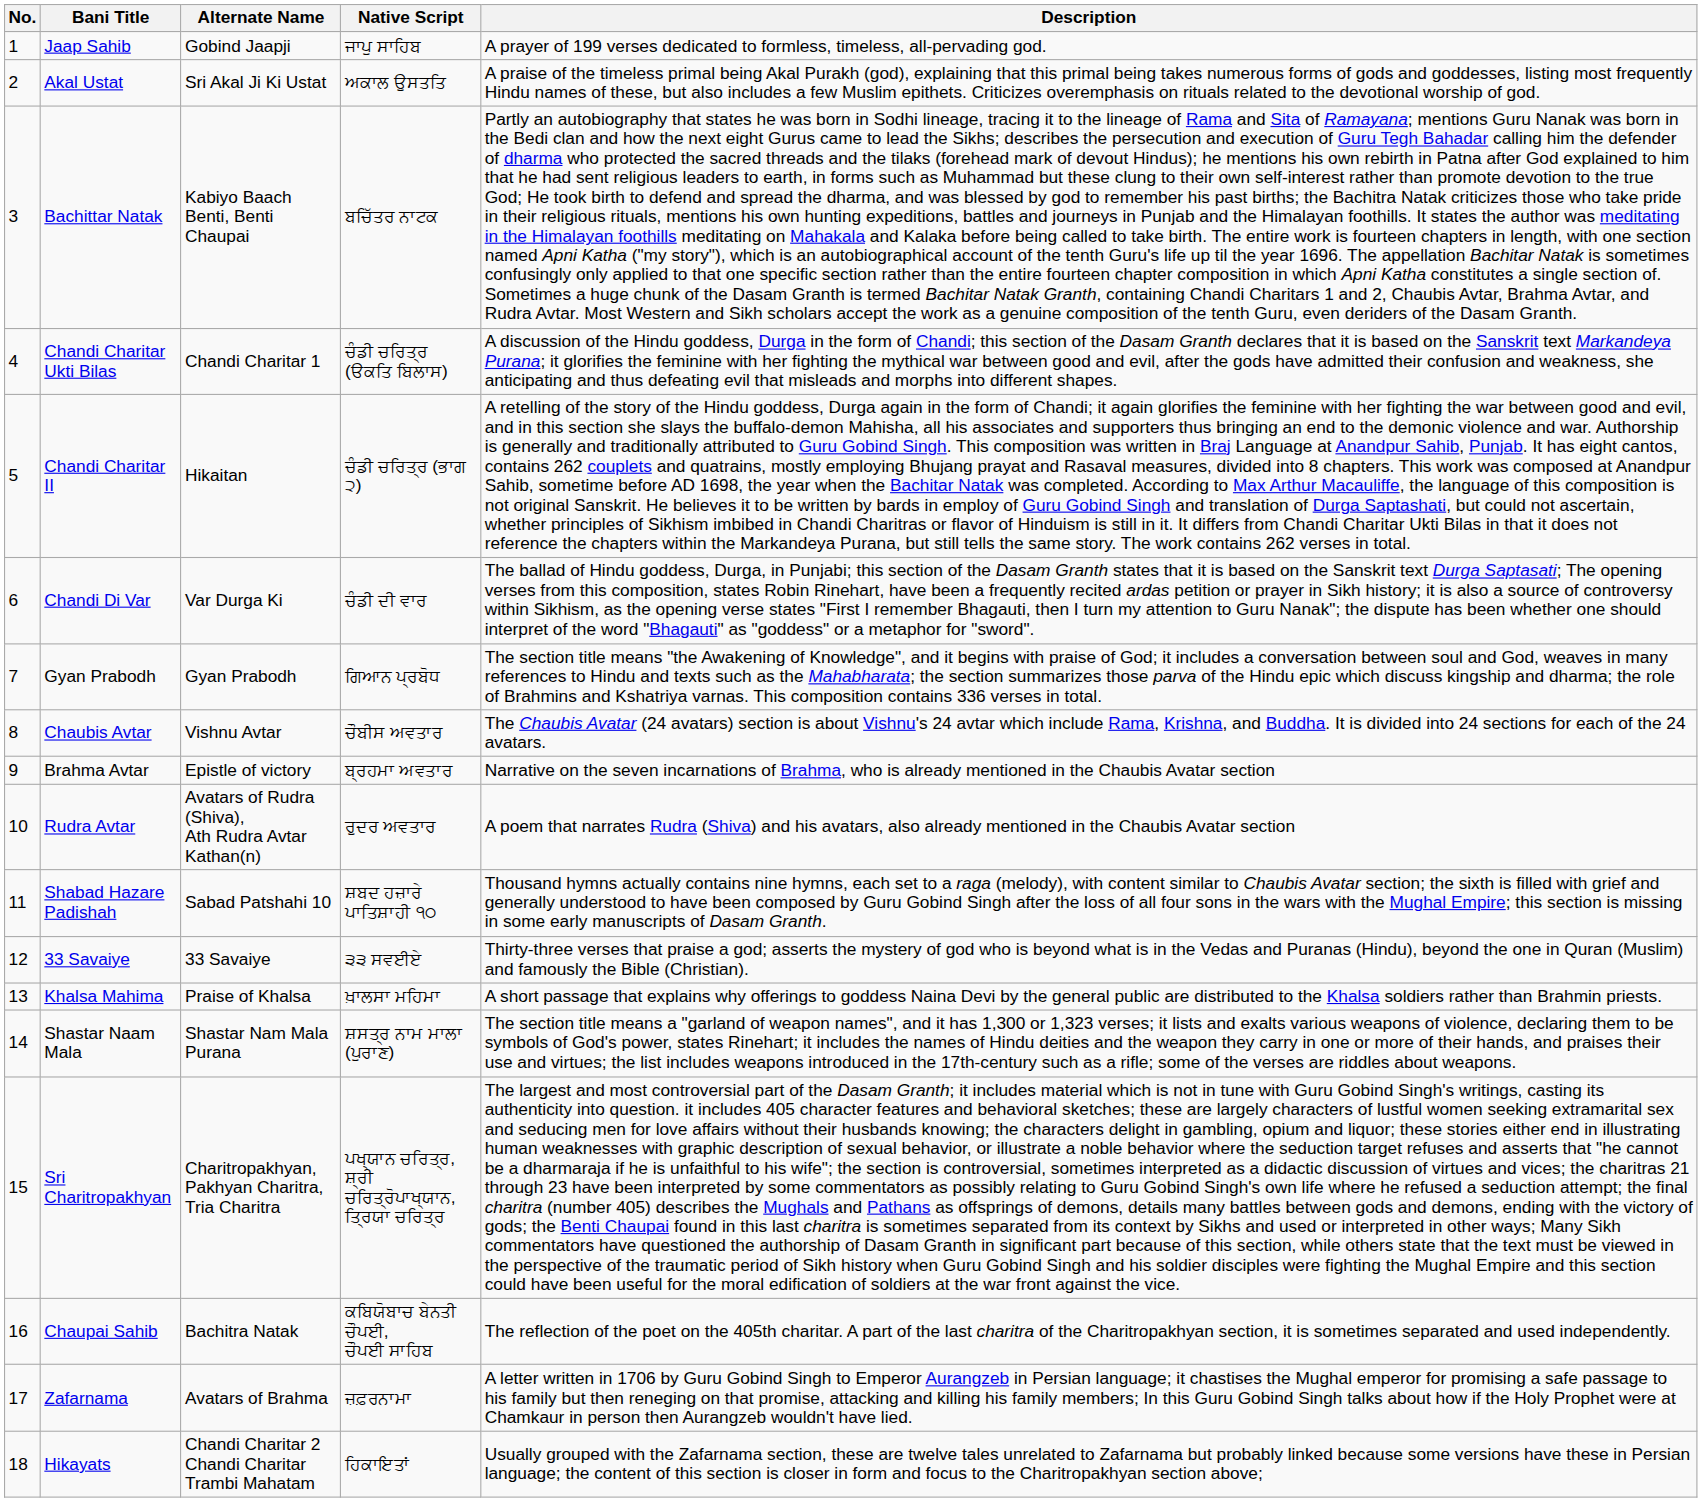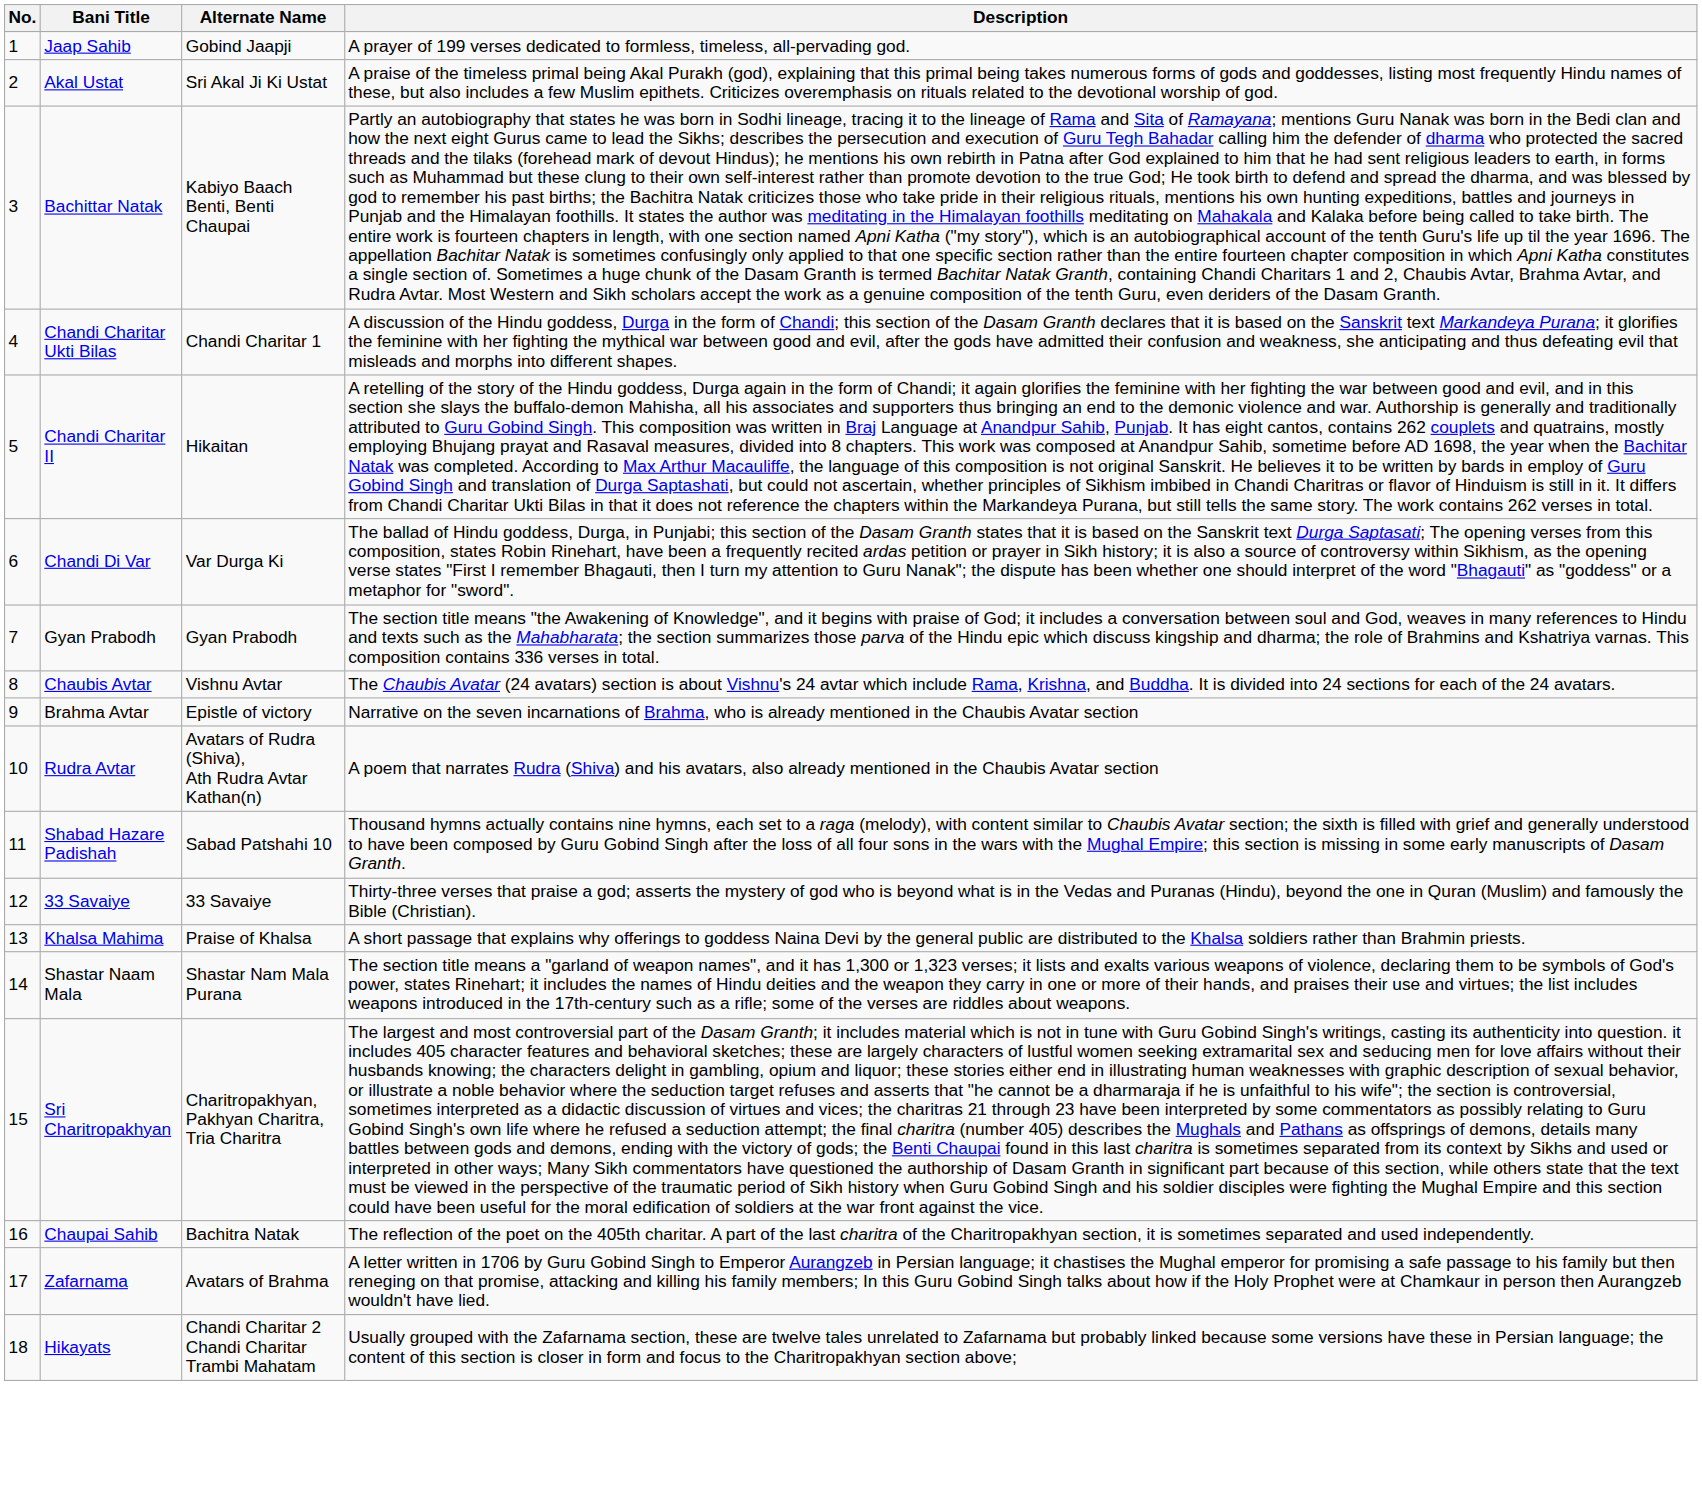- column: (411, 18)
